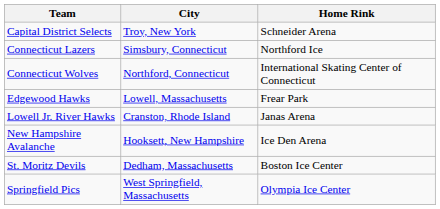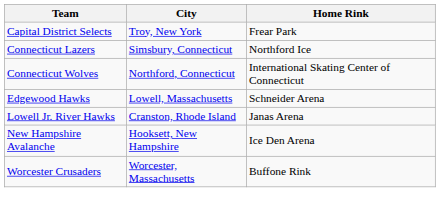(298, 31) Schneider Arena -> (273, 31) Frear Park
(284, 98) Frear Park -> (287, 98) Schneider Arena
- row: (46, 165)
- row: (43, 189)
+ row: (54, 171)
